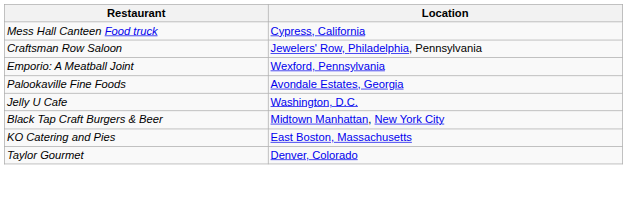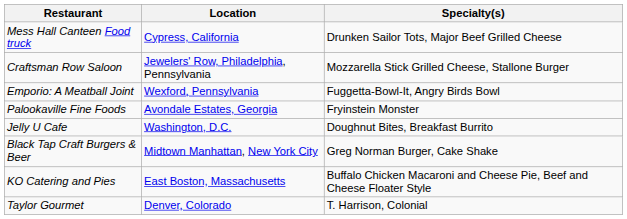+ column: (473, 13)
